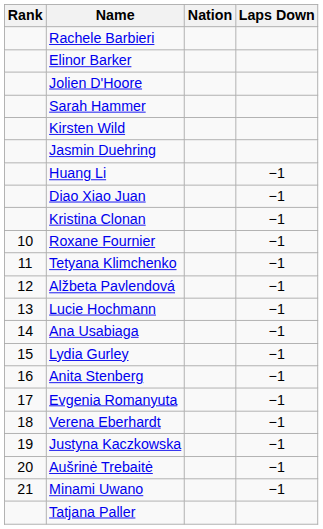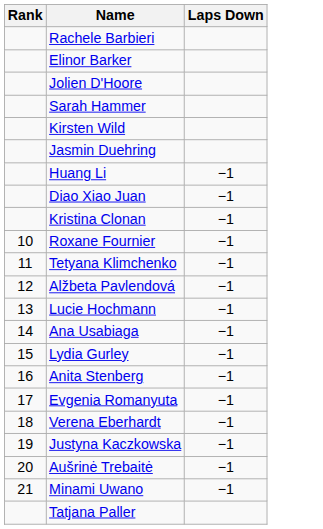- column: (210, 15)
